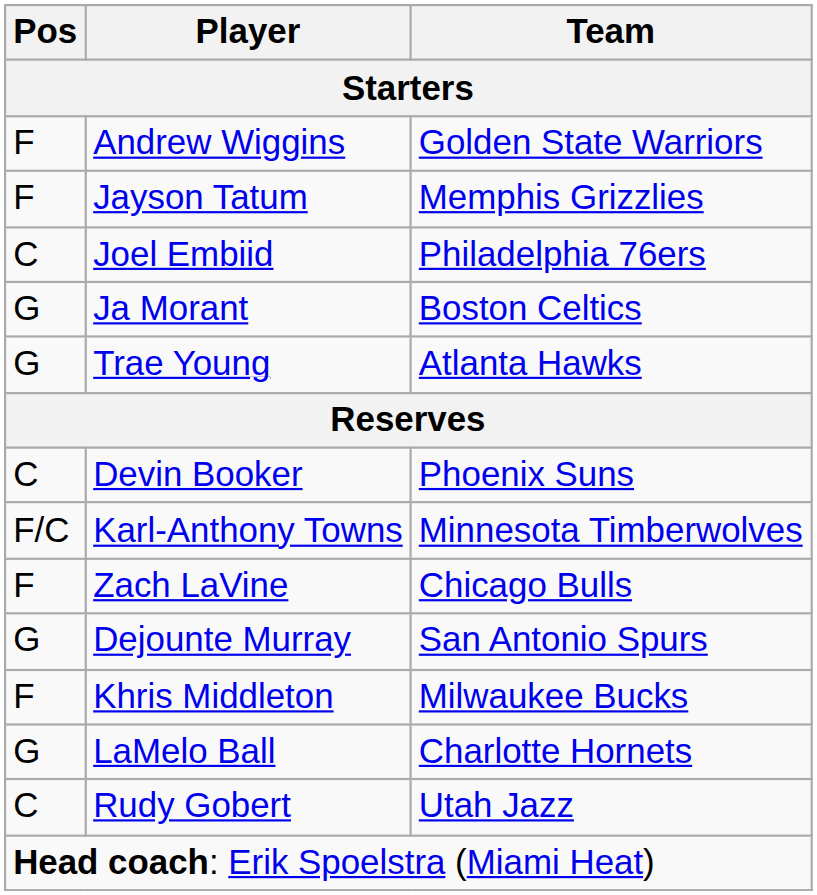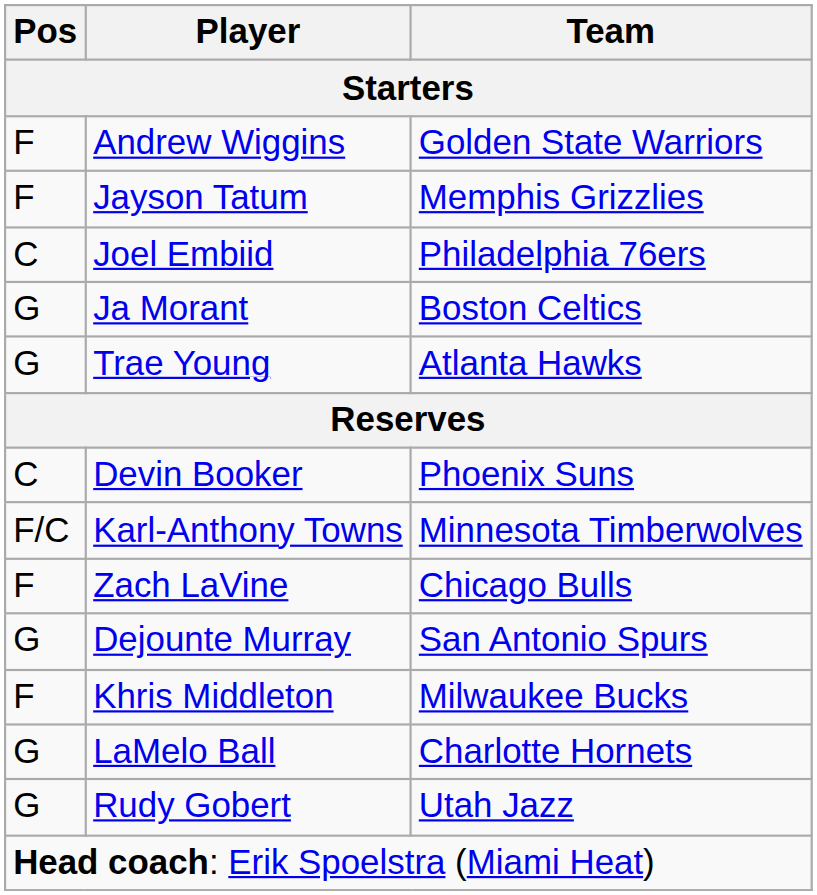(26, 806) C -> (27, 806) G
